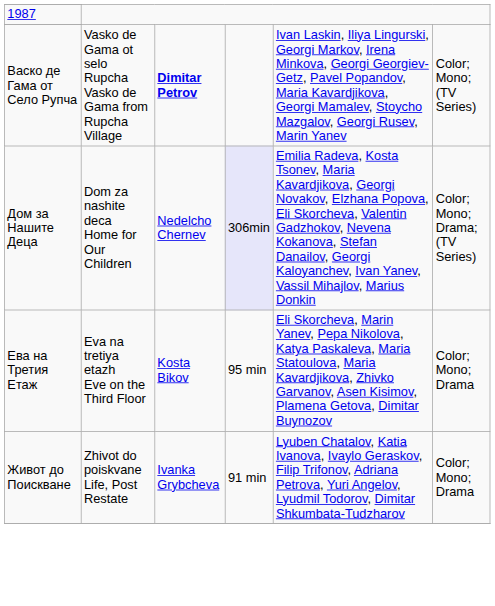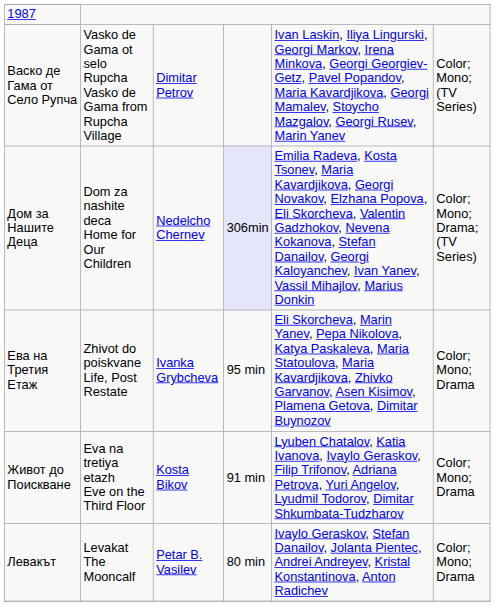(179, 85) bold -> (176, 85) normal
(115, 370) Eva na tretiya etazh Eve on the Third Floor -> (112, 370) Zhivot do poiskvane Life, Post Restate
(174, 370) Kosta Bikov -> (187, 370) Ivanka Grybcheva
(113, 477) Zhivot do poiskvane Life, Post Restate -> (114, 477) Eva na tretiya etazh Eve on the Third Floor
(188, 477) Ivanka Grybcheva -> (173, 477) Kosta Bikov
+ row: (32, 562)
